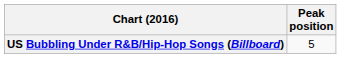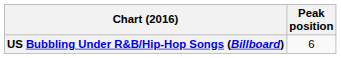(311, 44) 5 -> (311, 44) 6
